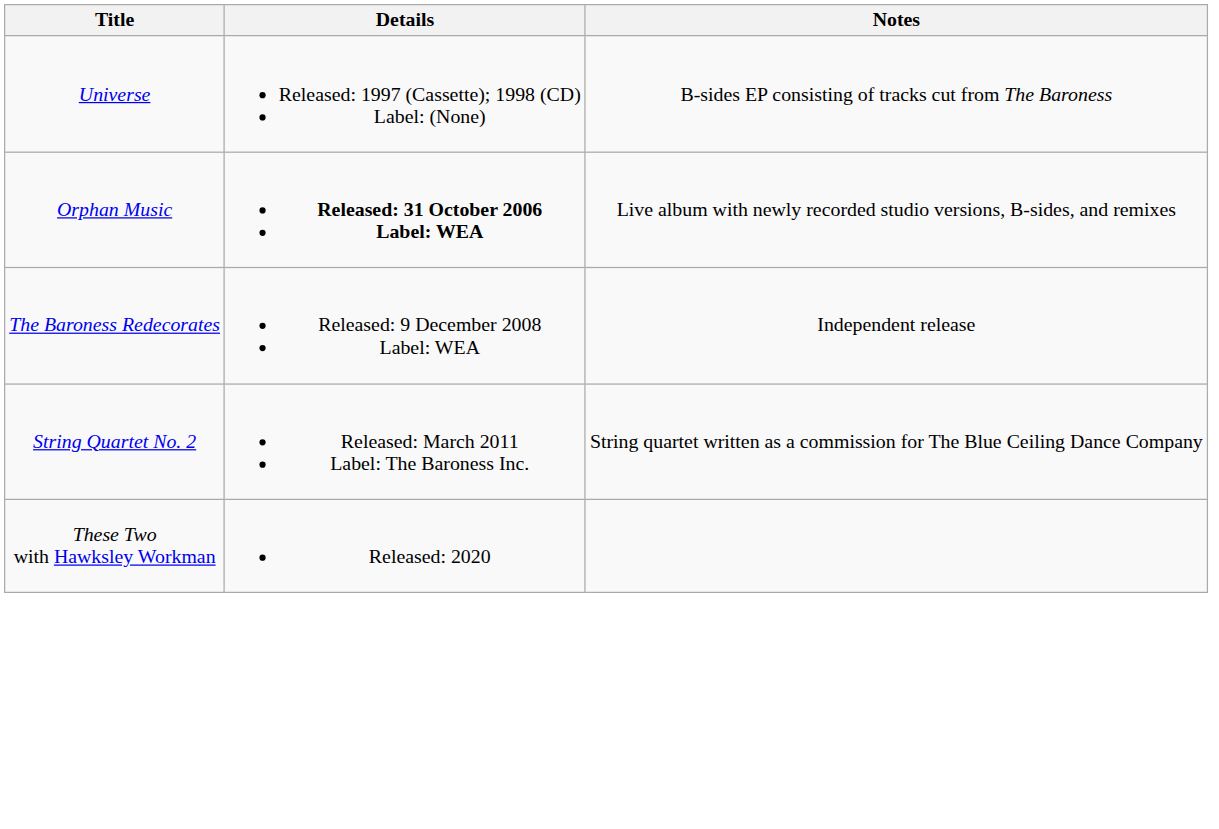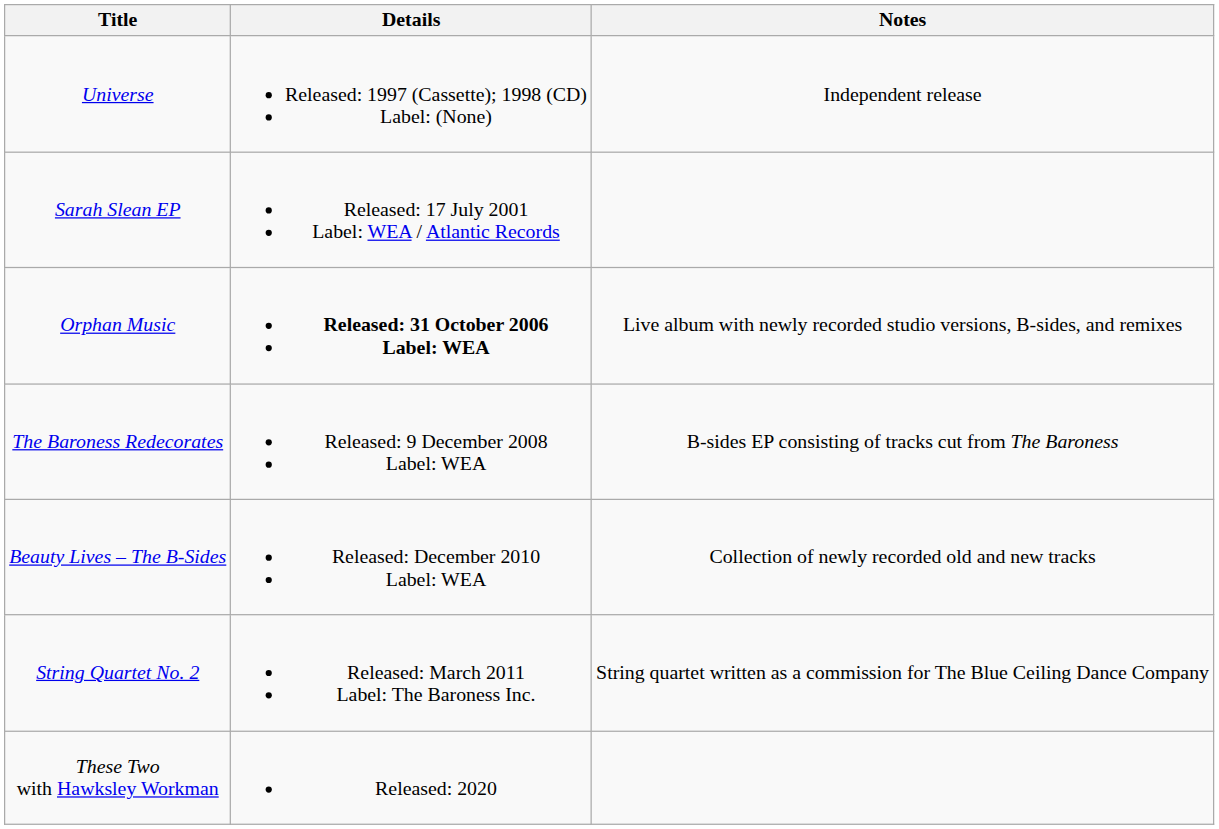(896, 93) B-sides EP consisting of tracks cut from The Baroness -> (903, 93) Independent release
+ row: (118, 209)
(896, 325) Independent release -> (903, 441) B-sides EP consisting of tracks cut from The Baroness
+ row: (118, 556)
